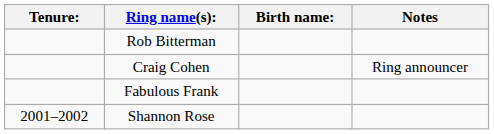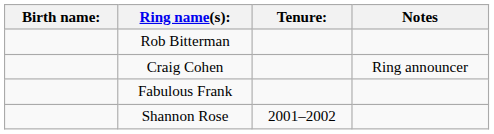columns swapped: (295, 16) <-> (54, 16)
